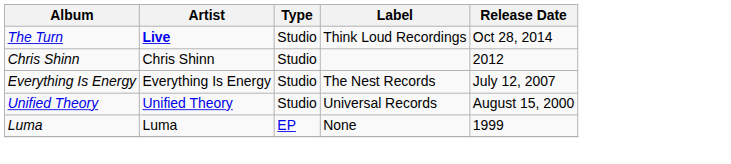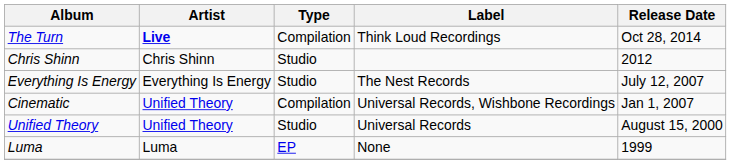(297, 37) Studio -> (314, 37) Compilation
+ row: (39, 103)
